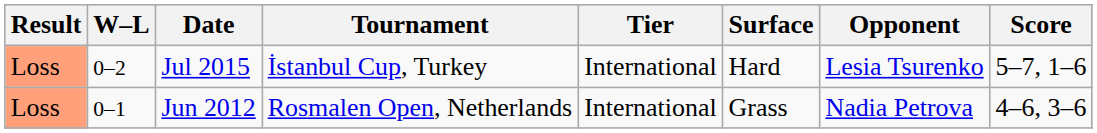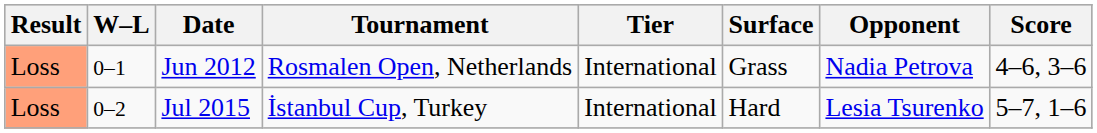rows swapped: (209, 107) <-> (206, 66)
